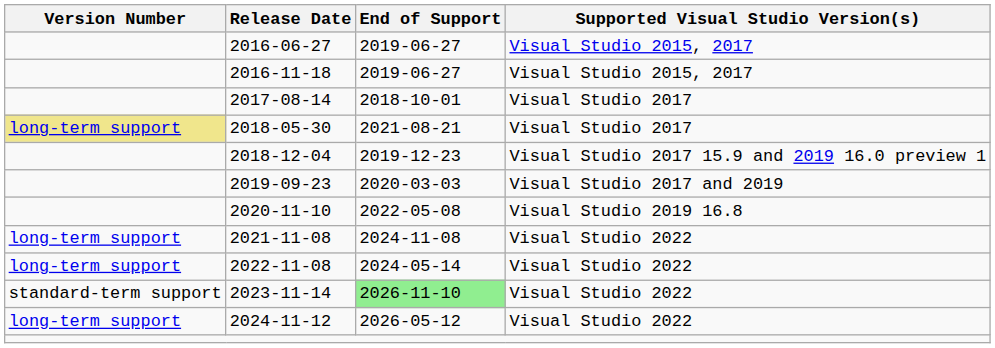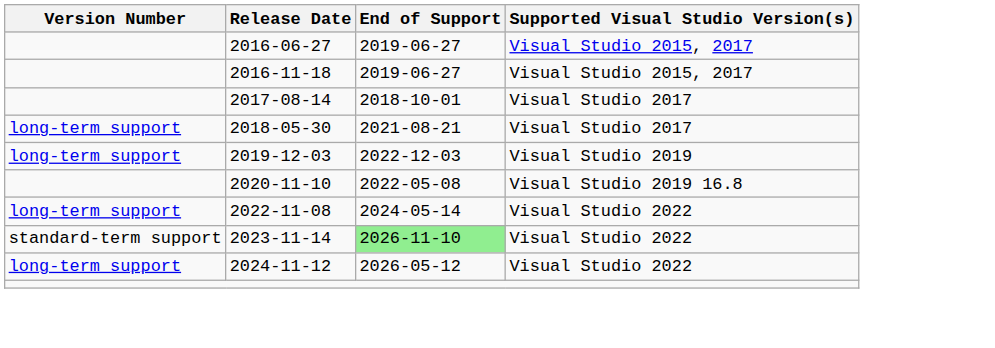(95, 129) khaki background -> (95, 129) no background
- row: (280, 156)
- row: (280, 184)
+ row: (280, 156)
- row: (280, 239)
